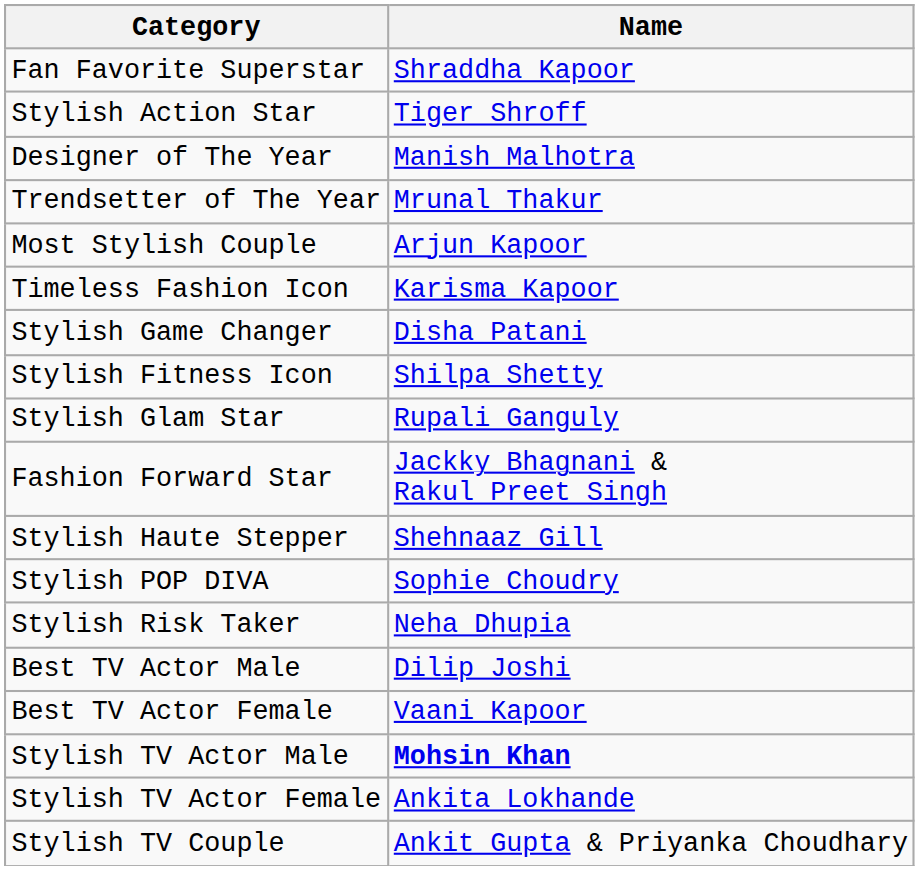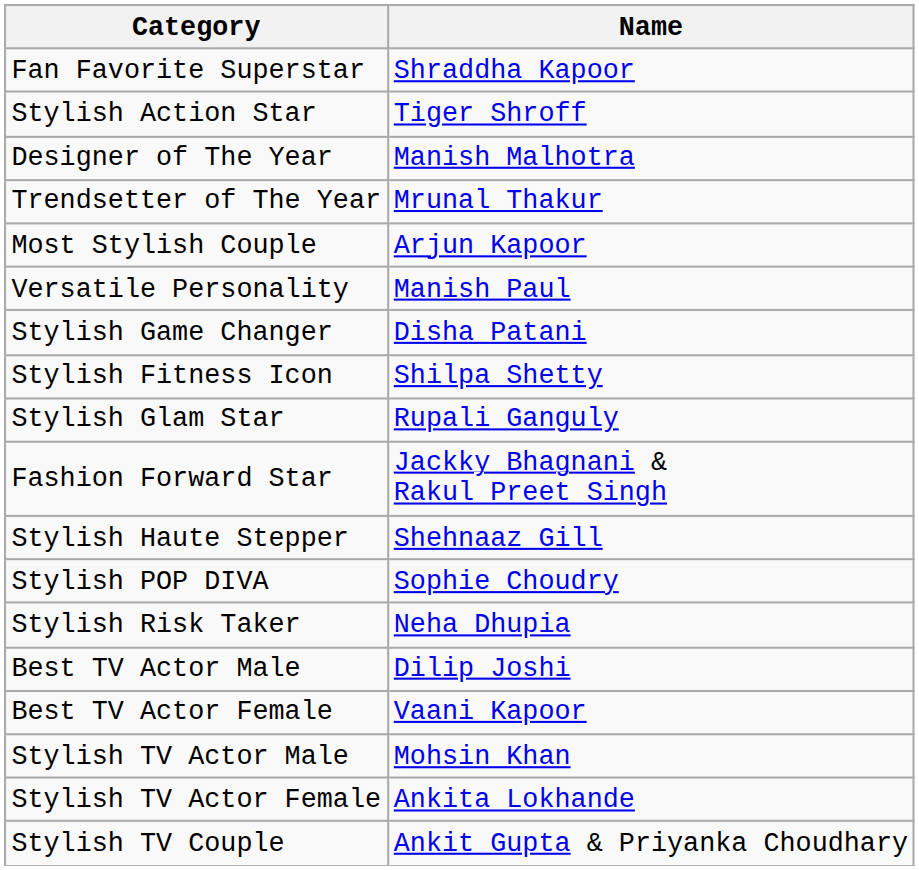- row: (180, 289)
+ row: (180, 289)
(482, 756) bold -> (482, 756) normal
